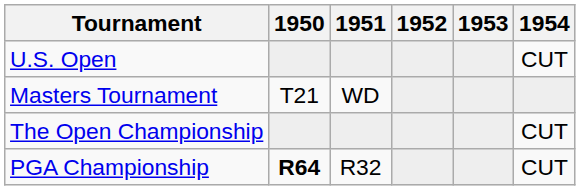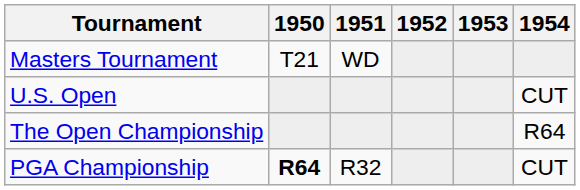rows swapped: (114, 95) <-> (63, 59)
(544, 131) CUT -> (544, 131) R64
